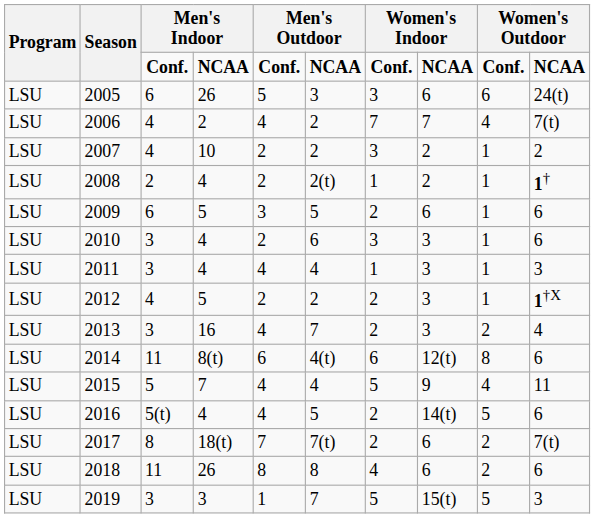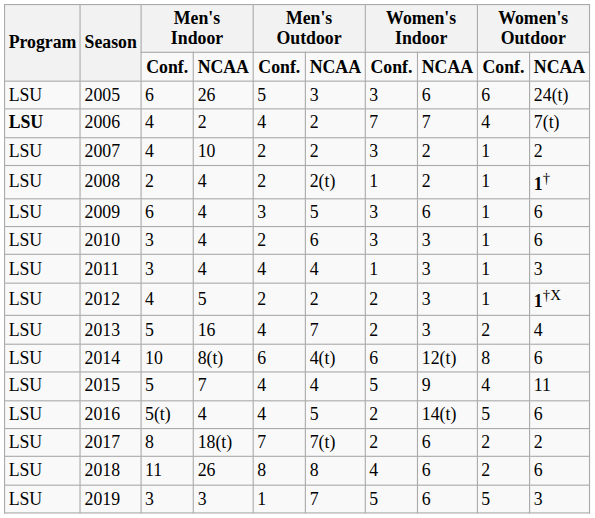(25, 123) normal -> (26, 123) bold
(202, 212) 5 -> (202, 212) 4
(374, 212) 2 -> (374, 212) 3
(149, 329) 3 -> (149, 329) 5
(154, 358) 11 -> (154, 358) 10
(547, 442) 7(t) -> (538, 442) 2
(439, 498) 15(t) -> (426, 498) 6
